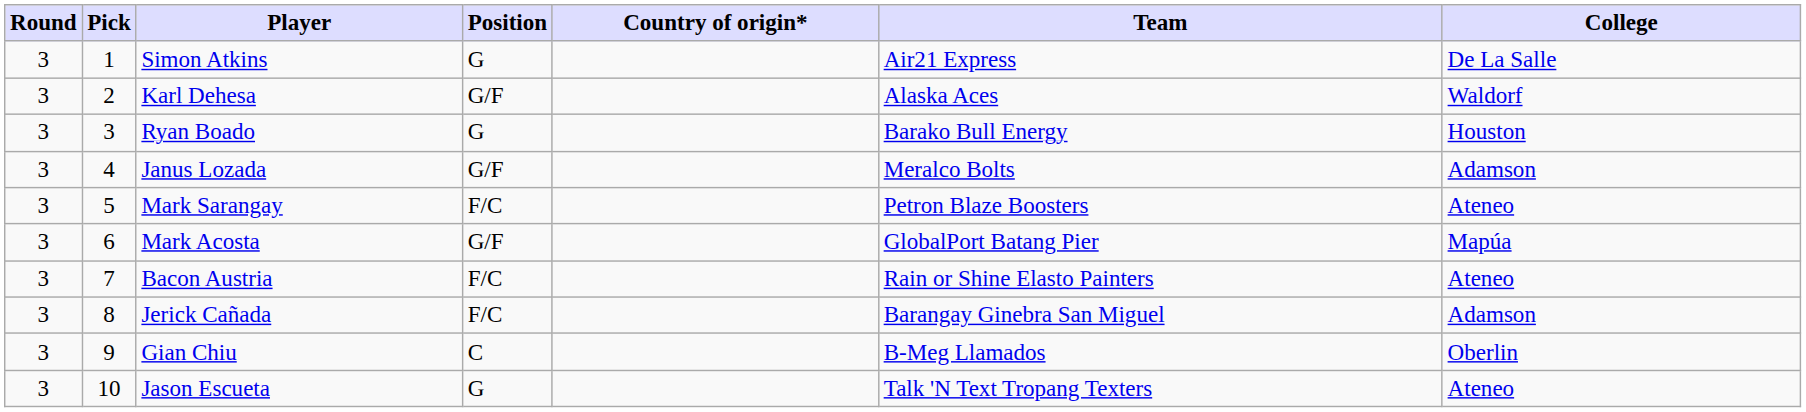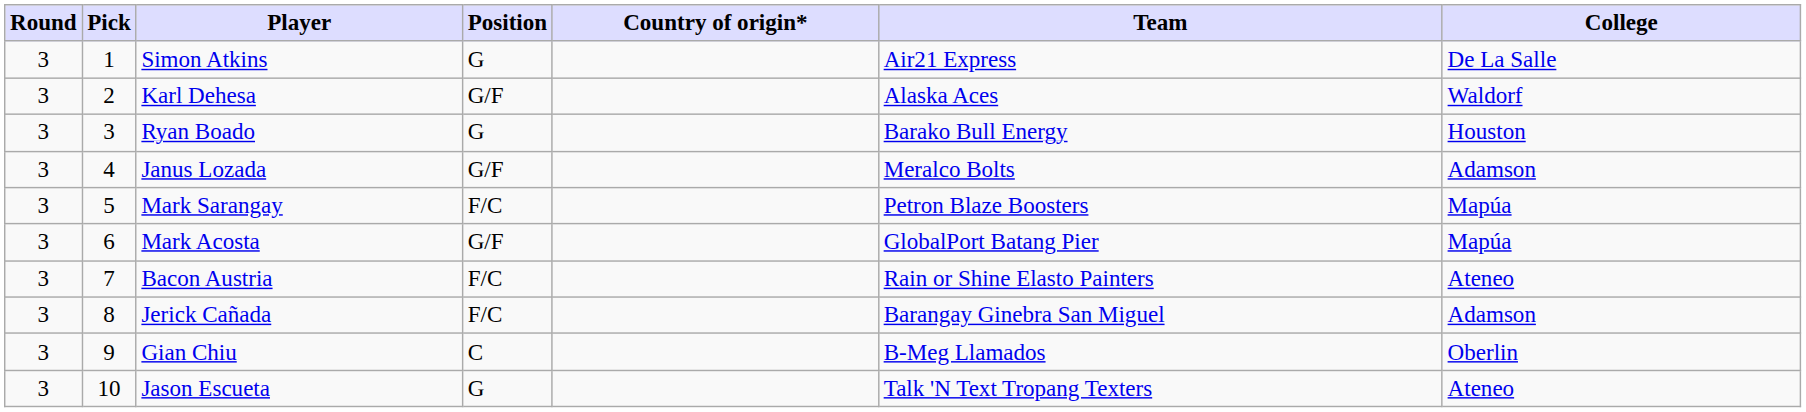(1481, 205) Ateneo -> (1480, 205) Mapúa
